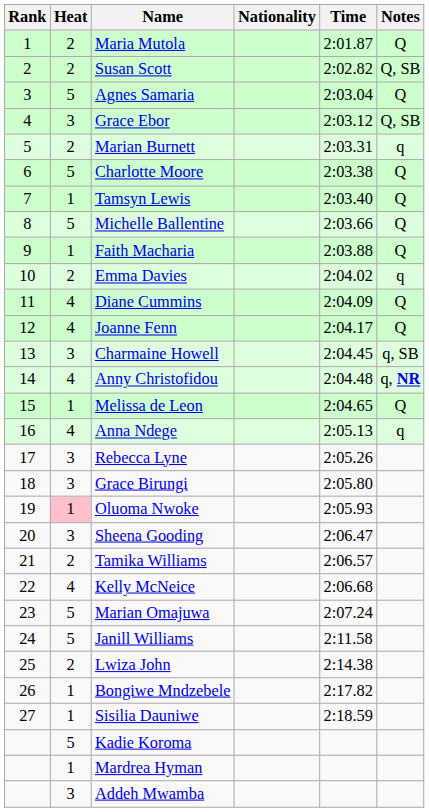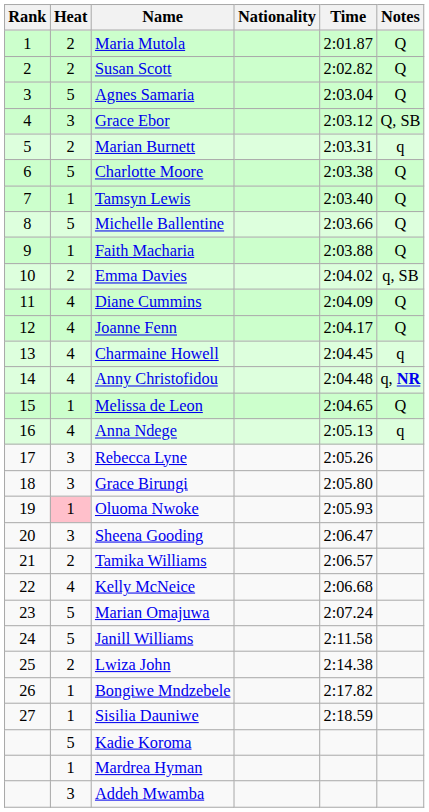(400, 69) Q, SB -> (400, 69) Q
(400, 276) q -> (400, 276) q, SB
(71, 353) 3 -> (71, 353) 4
(400, 353) q, SB -> (400, 353) q
